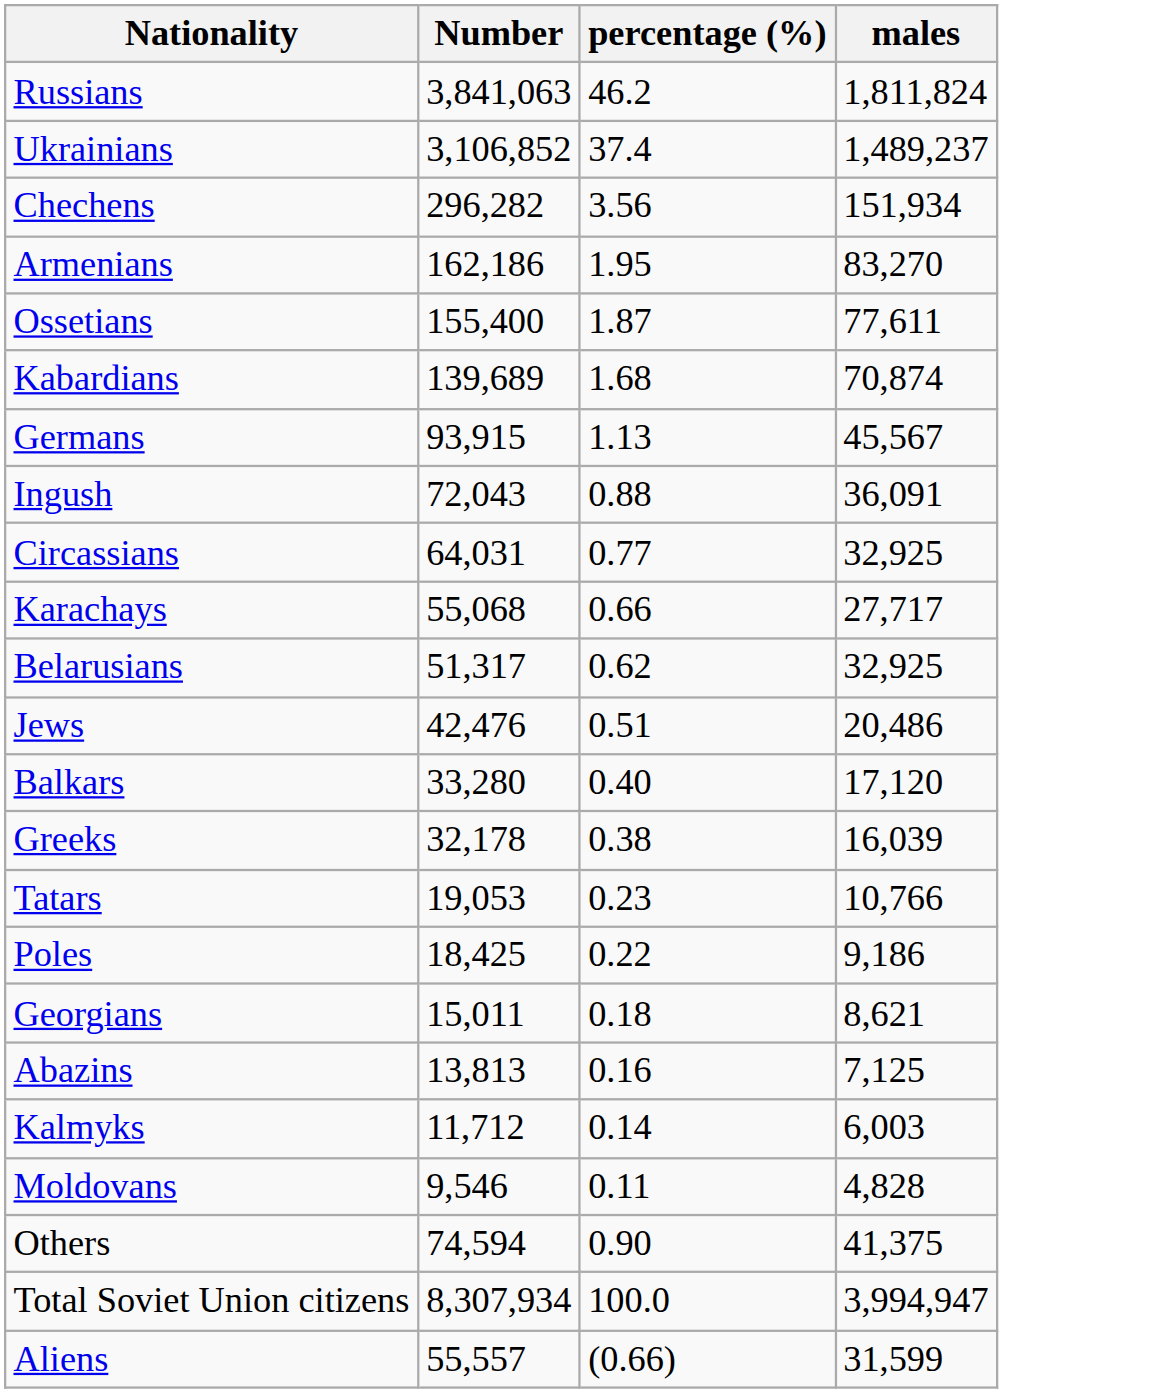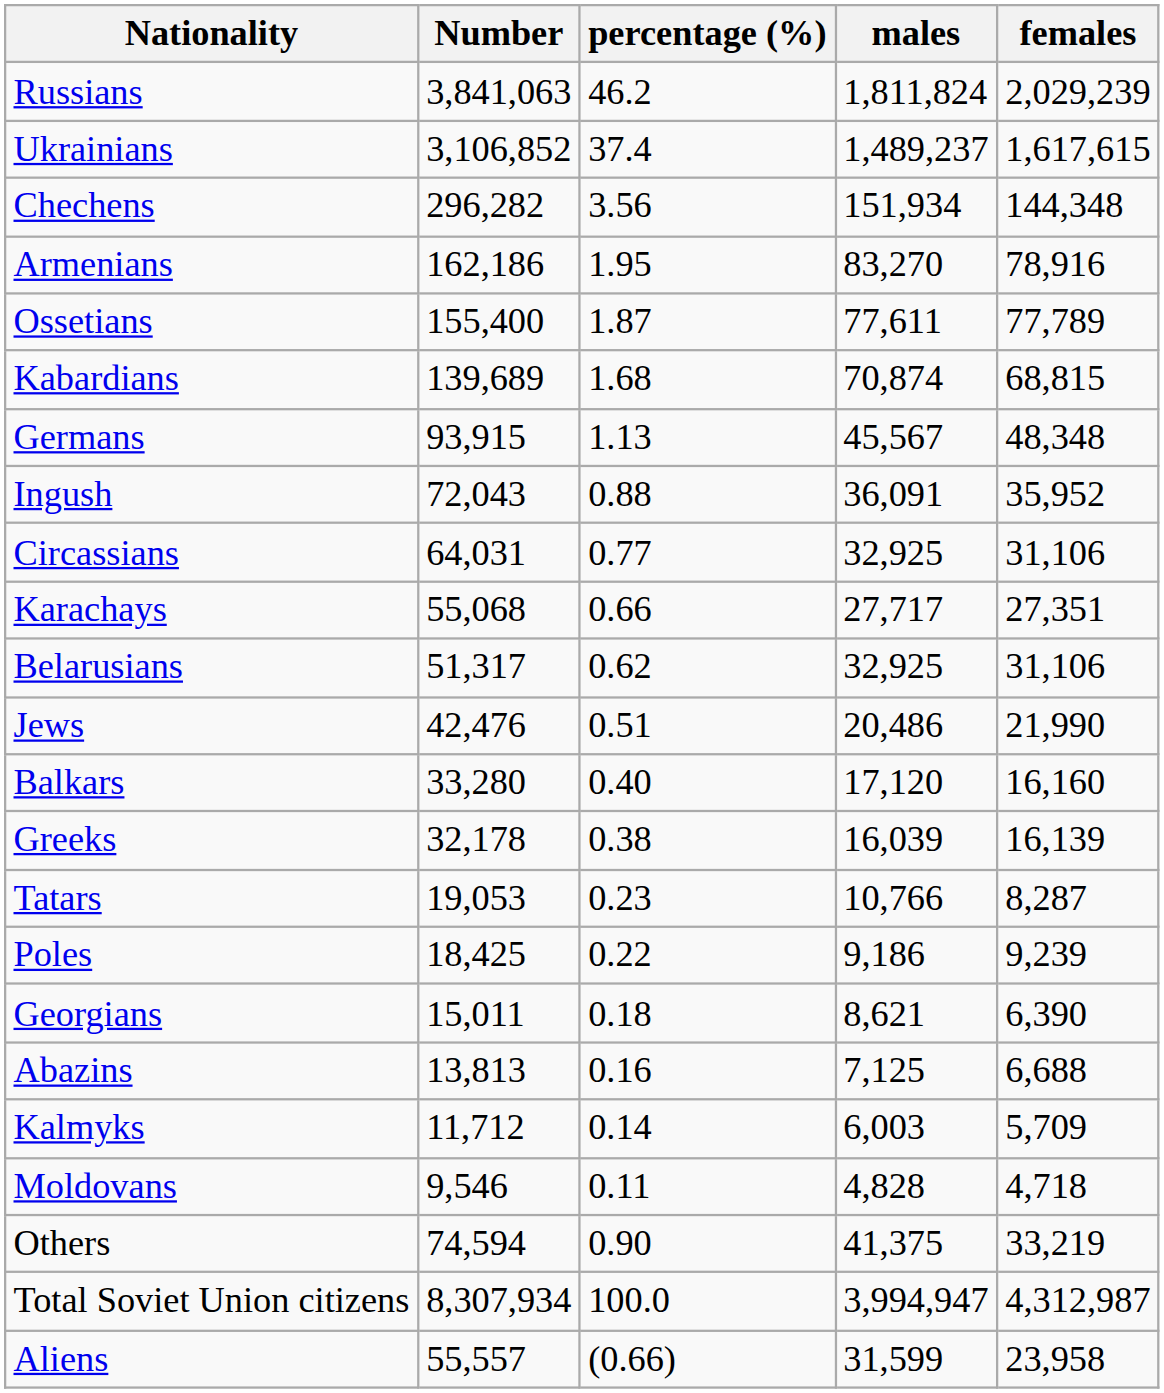+ column: (1078, 33)
